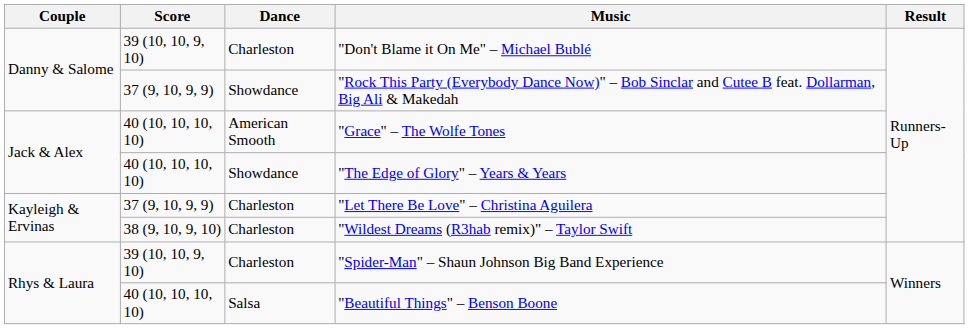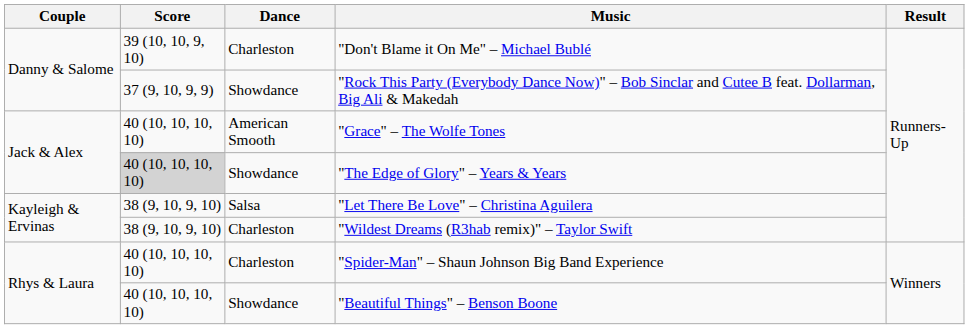(168, 172) no background -> (168, 172) lightgrey background
(169, 205) 37 (9, 10, 9, 9) -> (172, 205) 38 (9, 10, 9, 10)
(261, 205) Charleston -> (244, 205) Salsa
(164, 262) 39 (10, 10, 9, 10) -> (168, 262) 40 (10, 10, 10, 10)
(244, 303) Salsa -> (263, 303) Showdance
